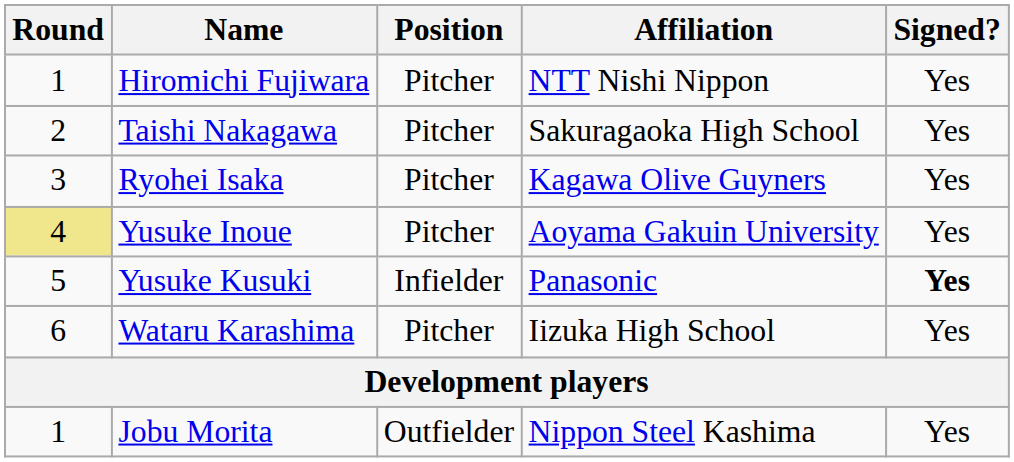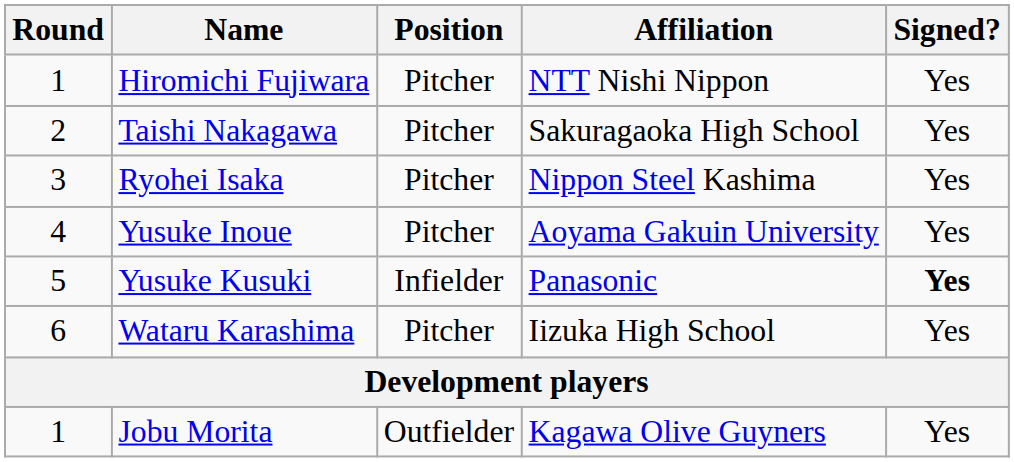(677, 180) Kagawa Olive Guyners -> (672, 180) Nippon Steel Kashima
(58, 230) khaki background -> (58, 230) no background
(672, 431) Nippon Steel Kashima -> (677, 431) Kagawa Olive Guyners
